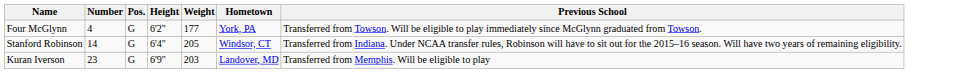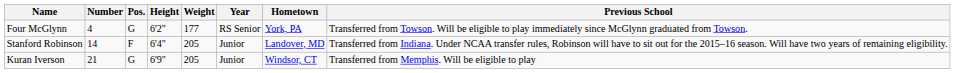+ column: (240, 12)
(131, 44) G -> (130, 44) F
(245, 44) Windsor, CT -> (295, 44) Landover, MD
(92, 60) 23 -> (92, 60) 21
(191, 60) 203 -> (191, 60) 205
(249, 60) Landover, MD -> (291, 60) Windsor, CT
